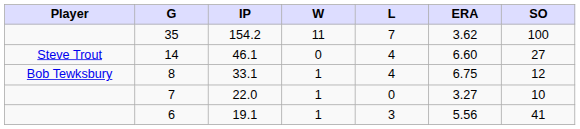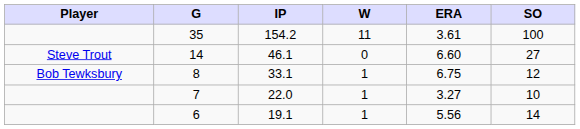- column: (392, 14)
(465, 34) 3.62 -> (449, 34) 3.61
(538, 114) 41 -> (533, 114) 14
